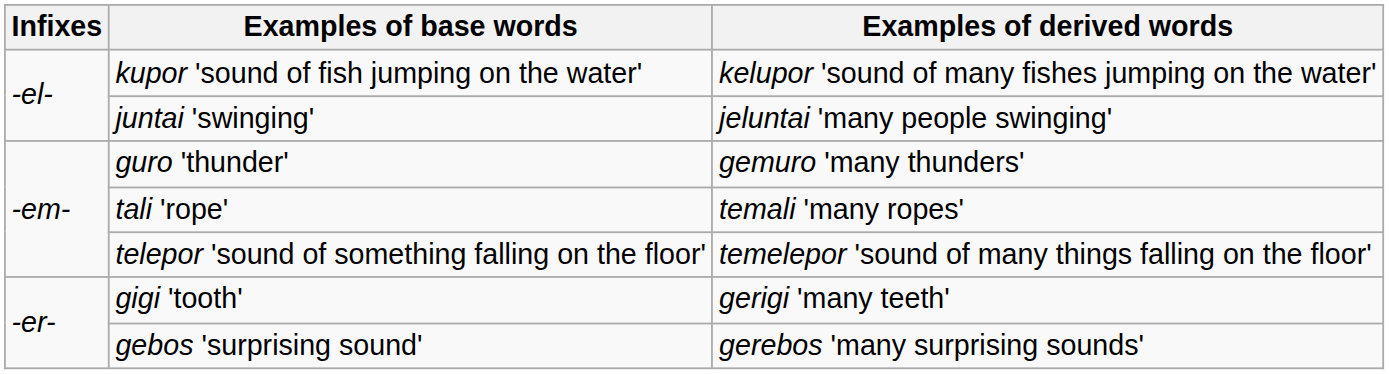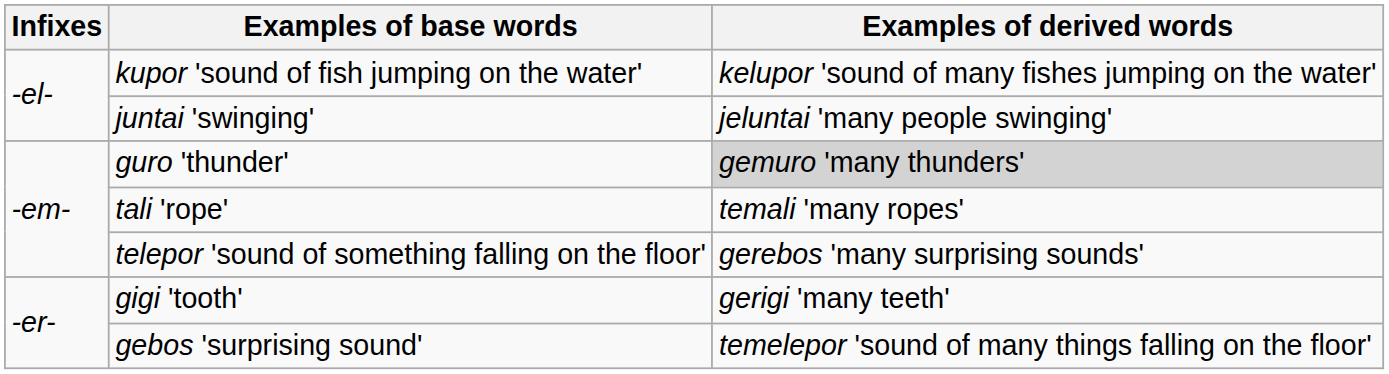(872, 163) no background -> (872, 163) lightgrey background
(1045, 254) temelepor 'sound of many things falling on the floor' -> (932, 254) gerebos 'many surprising sounds'
(932, 345) gerebos 'many surprising sounds' -> (1045, 345) temelepor 'sound of many things falling on the floor'
